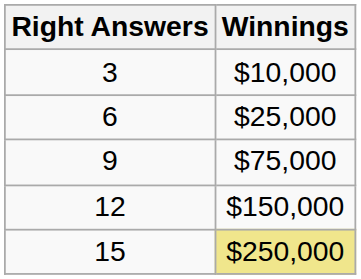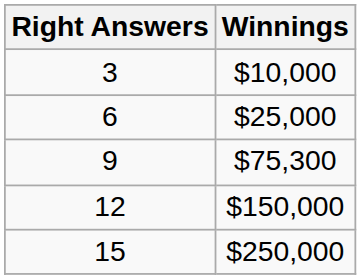(285, 161) $75,000 -> (285, 161) $75,300
(285, 251) khaki background -> (285, 251) no background
